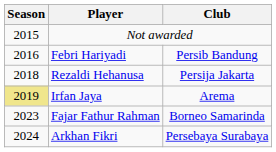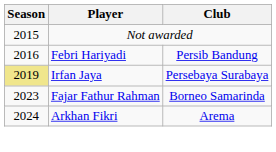- row: (97, 75)
(217, 95) Arema -> (217, 75) Persebaya Surabaya
(217, 136) Persebaya Surabaya -> (217, 116) Arema
